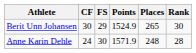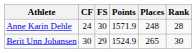rows swapped: (42, 26) <-> (39, 41)
